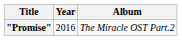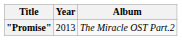(66, 27) 2016 -> (66, 27) 2013
